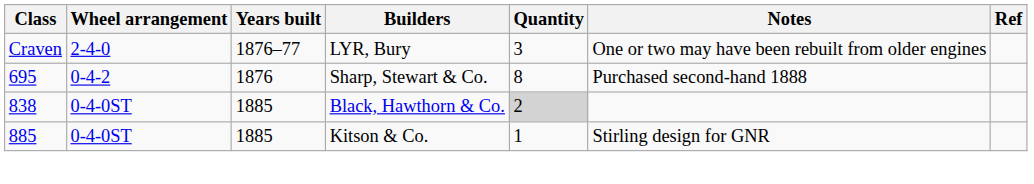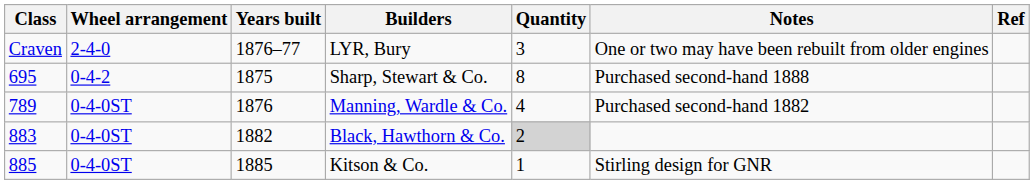(254, 77) 1876 -> (254, 77) 1875
+ row: (418, 106)
(23, 106) 838 -> (23, 135) 883
(254, 106) 1885 -> (254, 135) 1882
